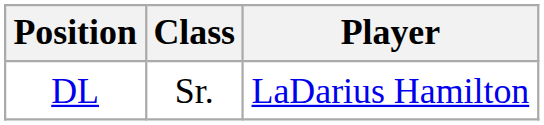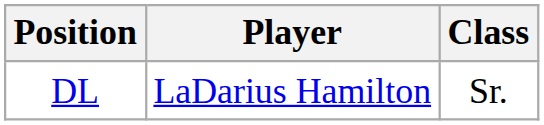columns swapped: (390, 32) <-> (194, 32)
